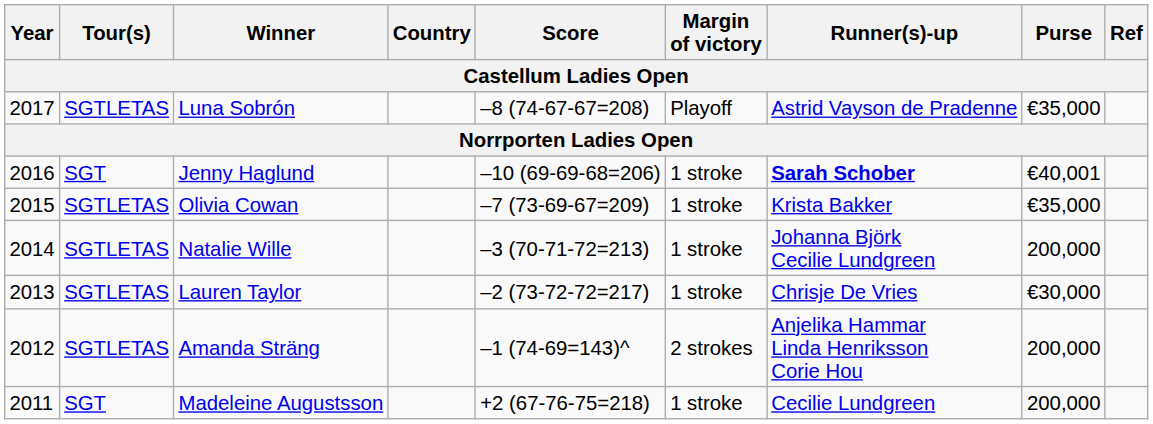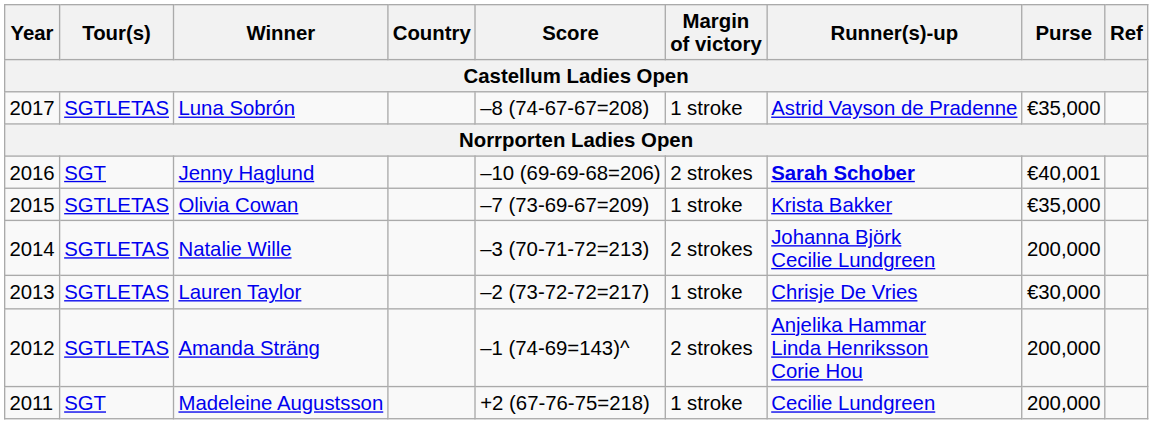(701, 108) Playoff -> (706, 108) 1 stroke
(706, 173) 1 stroke -> (711, 173) 2 strokes
(706, 249) 1 stroke -> (711, 249) 2 strokes
